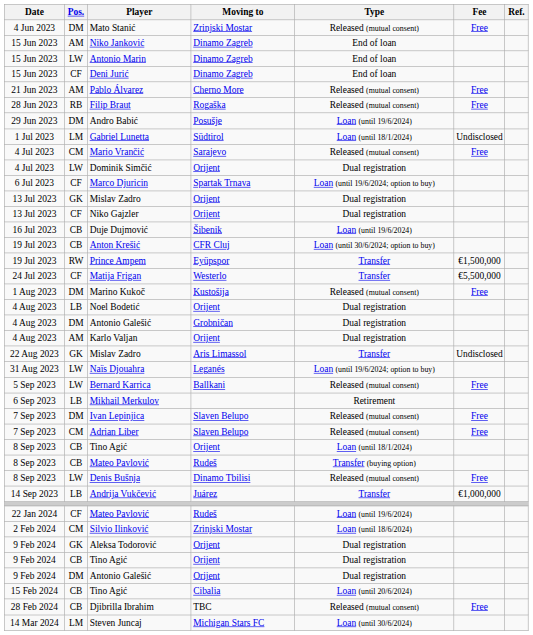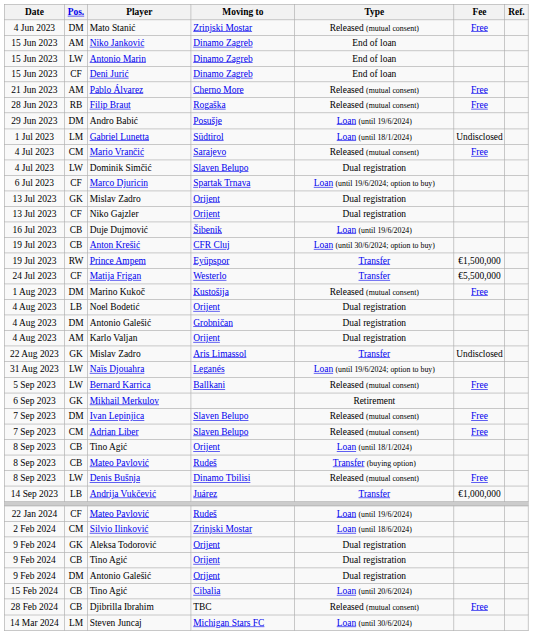(207, 167) Orijent -> (221, 167) Slaven Belupo
(76, 400) LB -> (76, 400) GK
